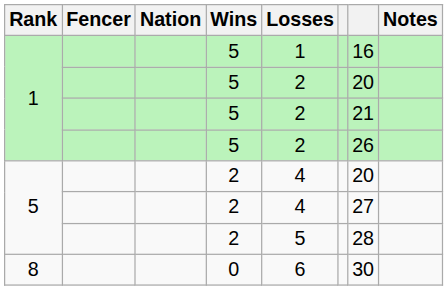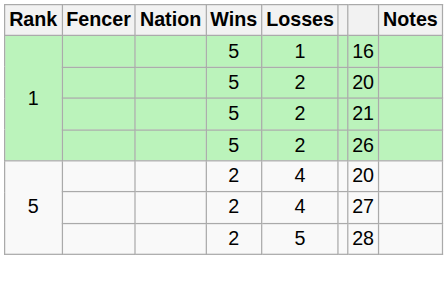- row: (33, 269)
